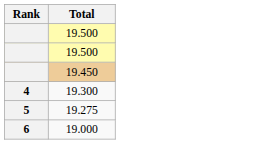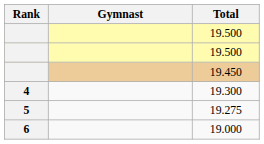+ column: (120, 14)
